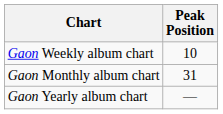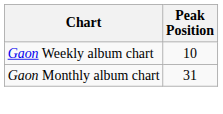- row: (78, 97)
